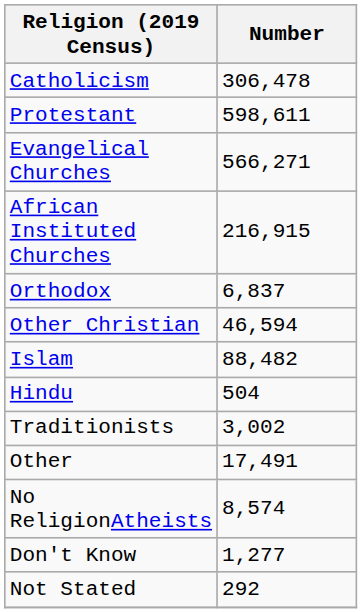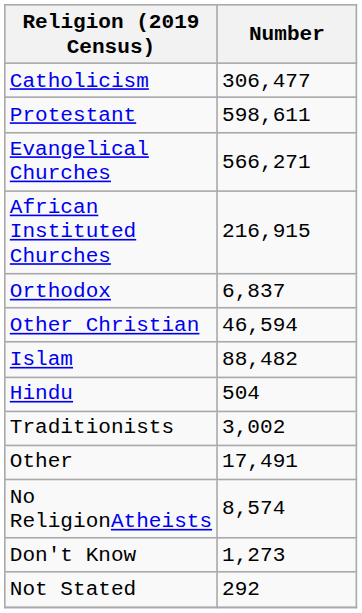(266, 81) 306,478 -> (266, 81) 306,477
(254, 555) 1,277 -> (254, 555) 1,273
